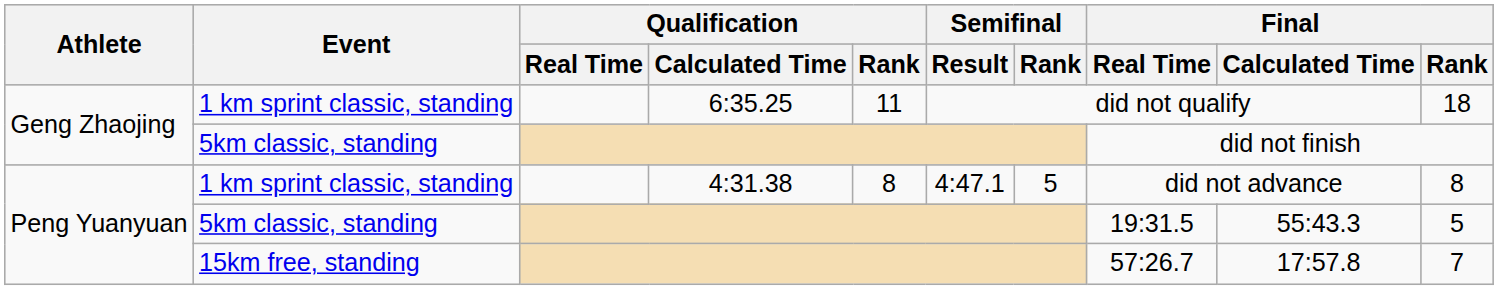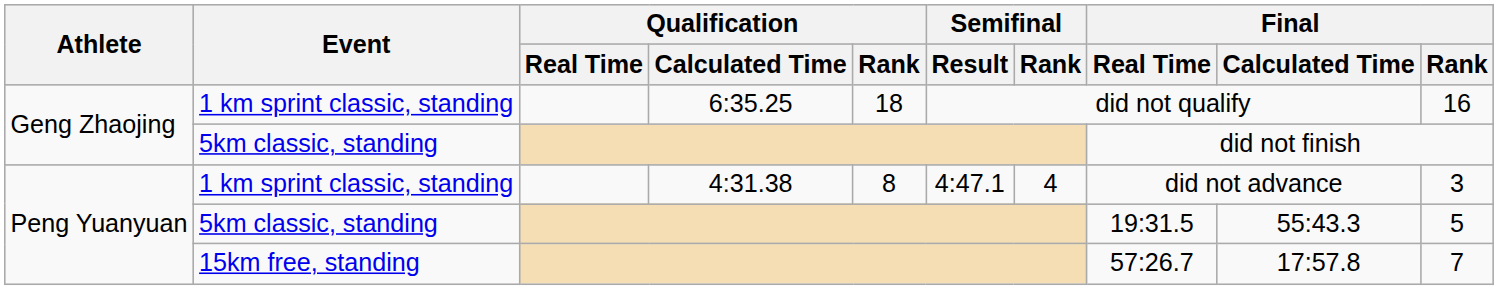(889, 104) 11 -> (889, 104) 18
(1457, 104) 18 -> (1457, 104) 16
(1050, 183) 5 -> (1050, 183) 4
(1457, 183) 8 -> (1457, 183) 3
